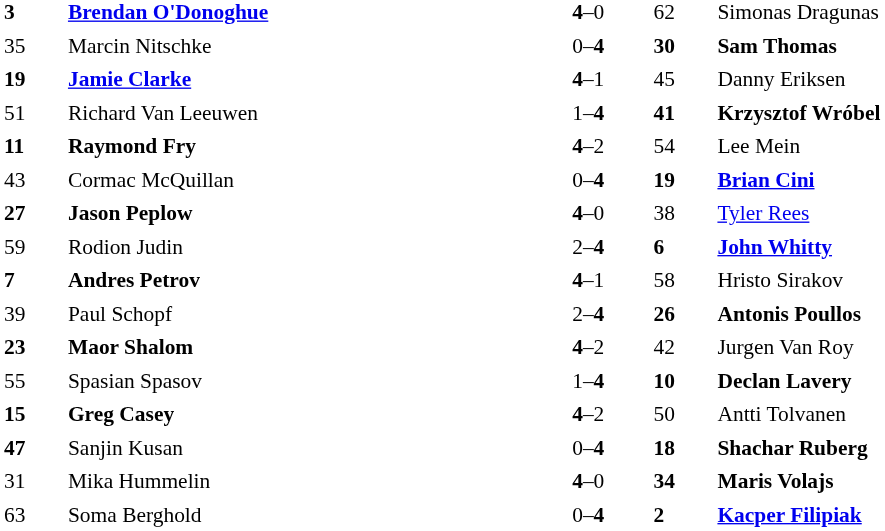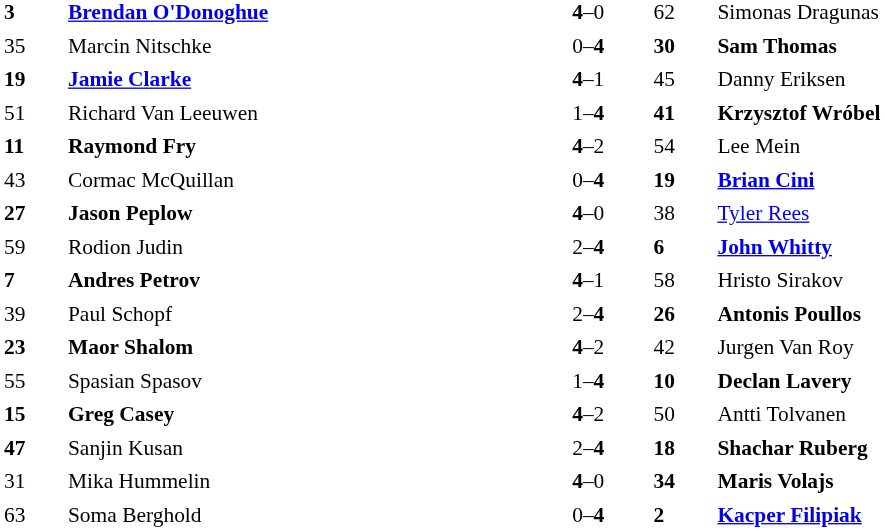(588, 447) 0–4 -> (588, 447) 2–4
